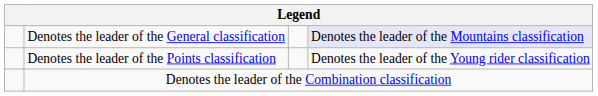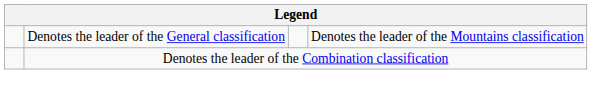(447, 36) lavender background -> (447, 36) no background
- row: (152, 58)
